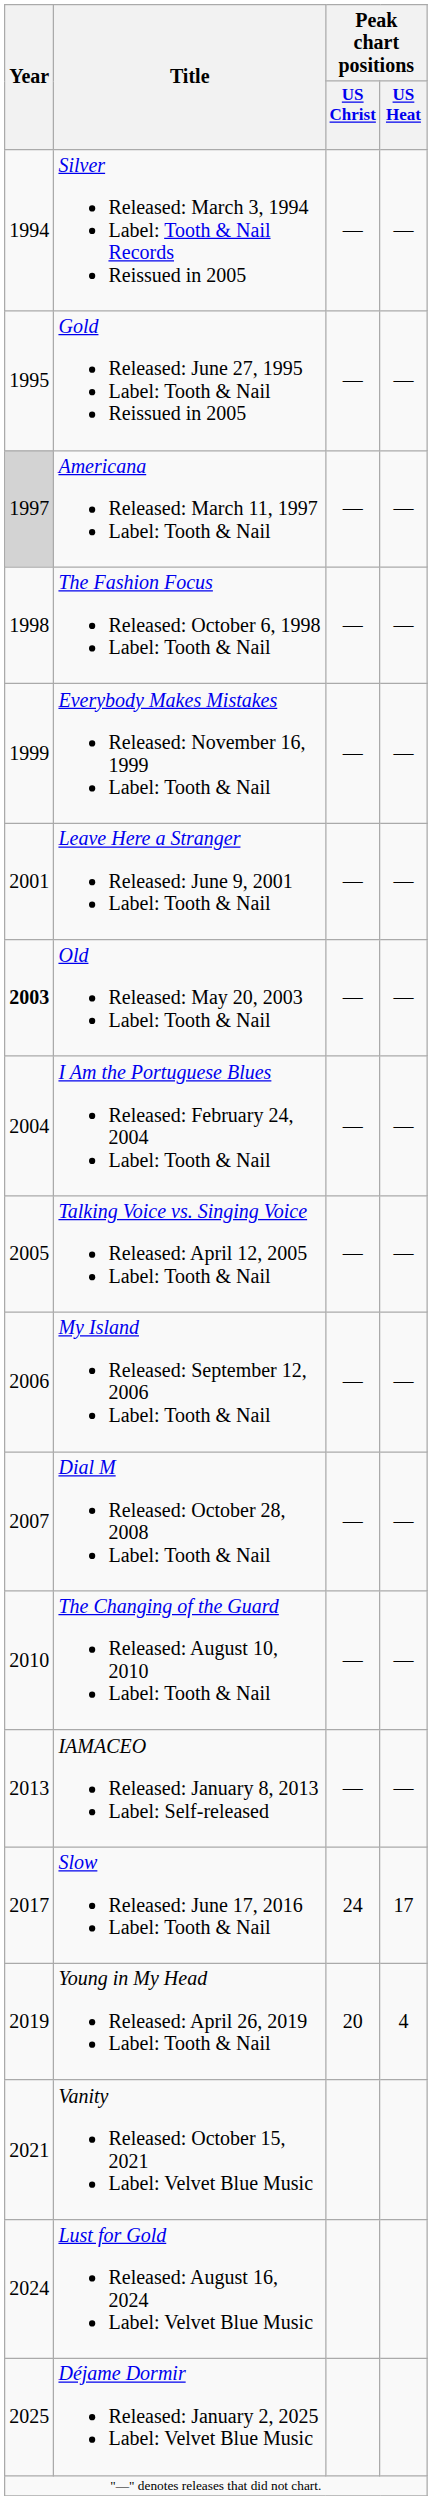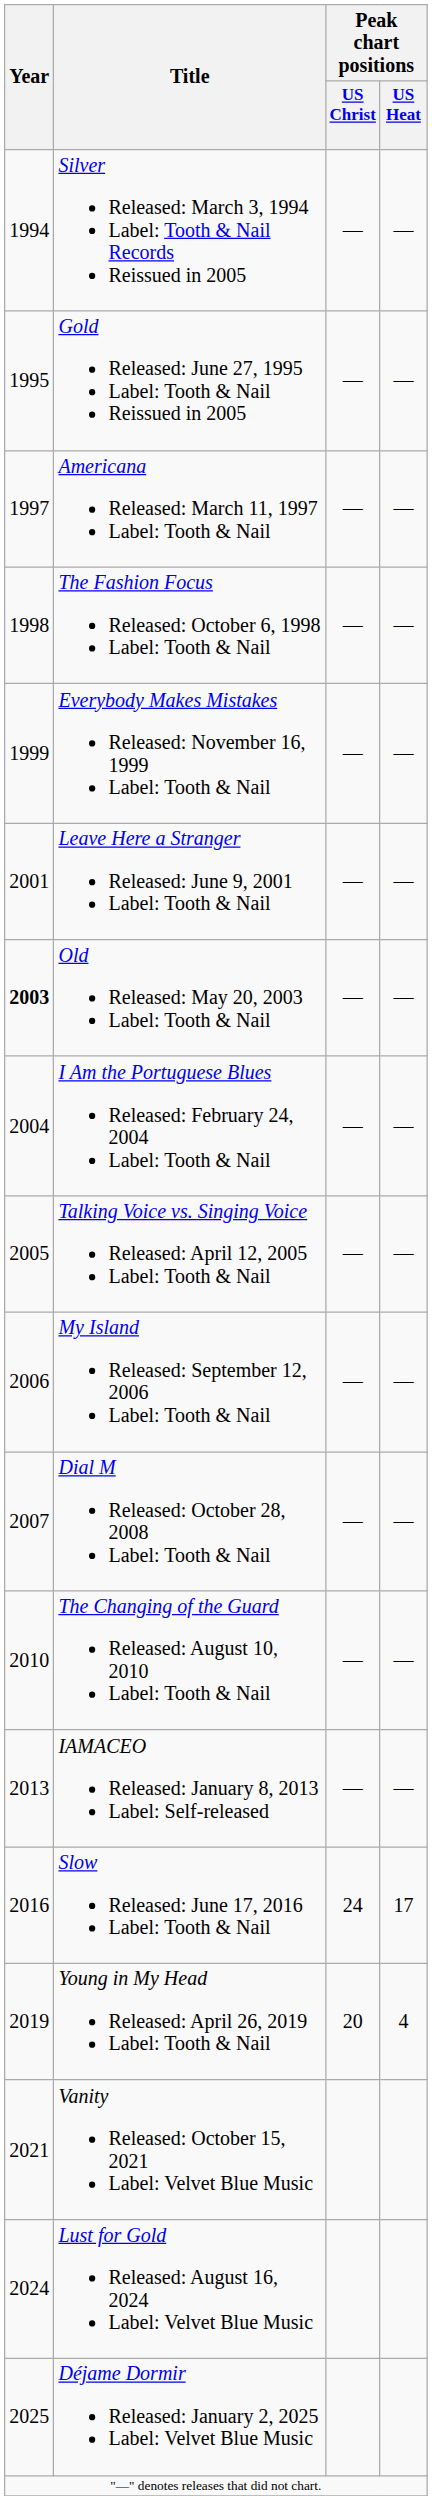(29, 508) lightgrey background -> (29, 508) no background
(29, 1904) 2017 -> (29, 1904) 2016
